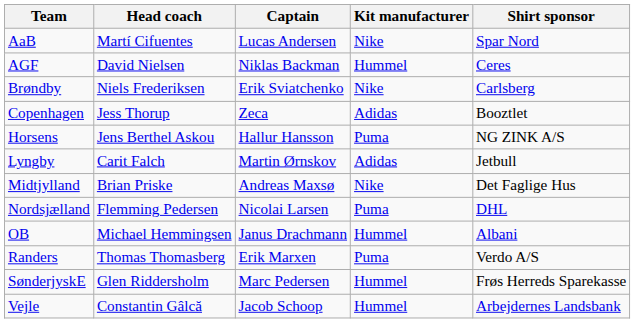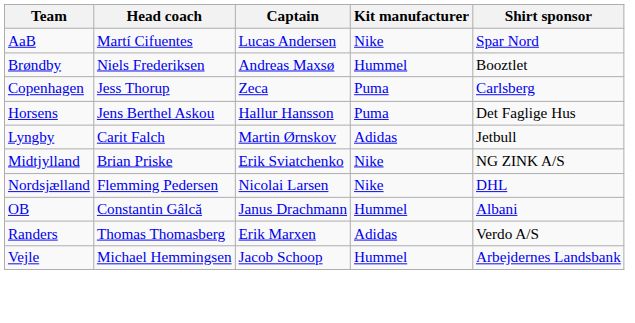- row: (23, 64)
(291, 88) Erik Sviatchenko -> (286, 64) Andreas Maxsø
(369, 88) Nike -> (381, 64) Hummel
(505, 88) Carlsberg -> (502, 64) Booztlet
(376, 112) Adidas -> (371, 88) Puma
(502, 112) Booztlet -> (505, 88) Carlsberg
(520, 137) NG ZINK A/S -> (526, 112) Det Faglige Hus
(286, 185) Andreas Maxsø -> (291, 161) Erik Sviatchenko
(526, 185) Det Faglige Hus -> (520, 161) NG ZINK A/S
(371, 209) Puma -> (369, 185) Nike
(164, 233) Michael Hemmingsen -> (149, 209) Constantin Gâlcă
(371, 257) Puma -> (376, 233) Adidas
- row: (47, 281)
(149, 305) Constantin Gâlcă -> (164, 257) Michael Hemmingsen
